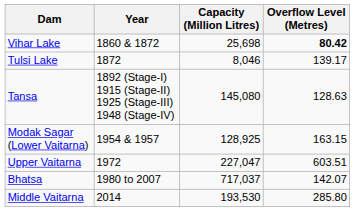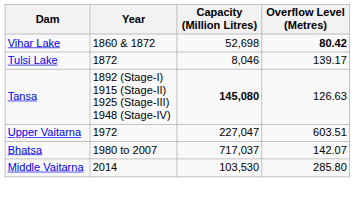(244, 43) 25,698 -> (242, 43) 52,698
(240, 96) normal -> (239, 96) bold
(330, 96) 128.63 -> (330, 96) 126.63
- row: (48, 139)
(240, 197) 193,530 -> (239, 167) 103,530
